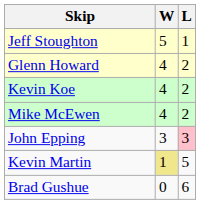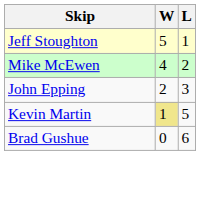- row: (53, 65)
- row: (42, 89)
(163, 138) 3 -> (163, 89) 2
(185, 138) pink background -> (185, 89) no background
